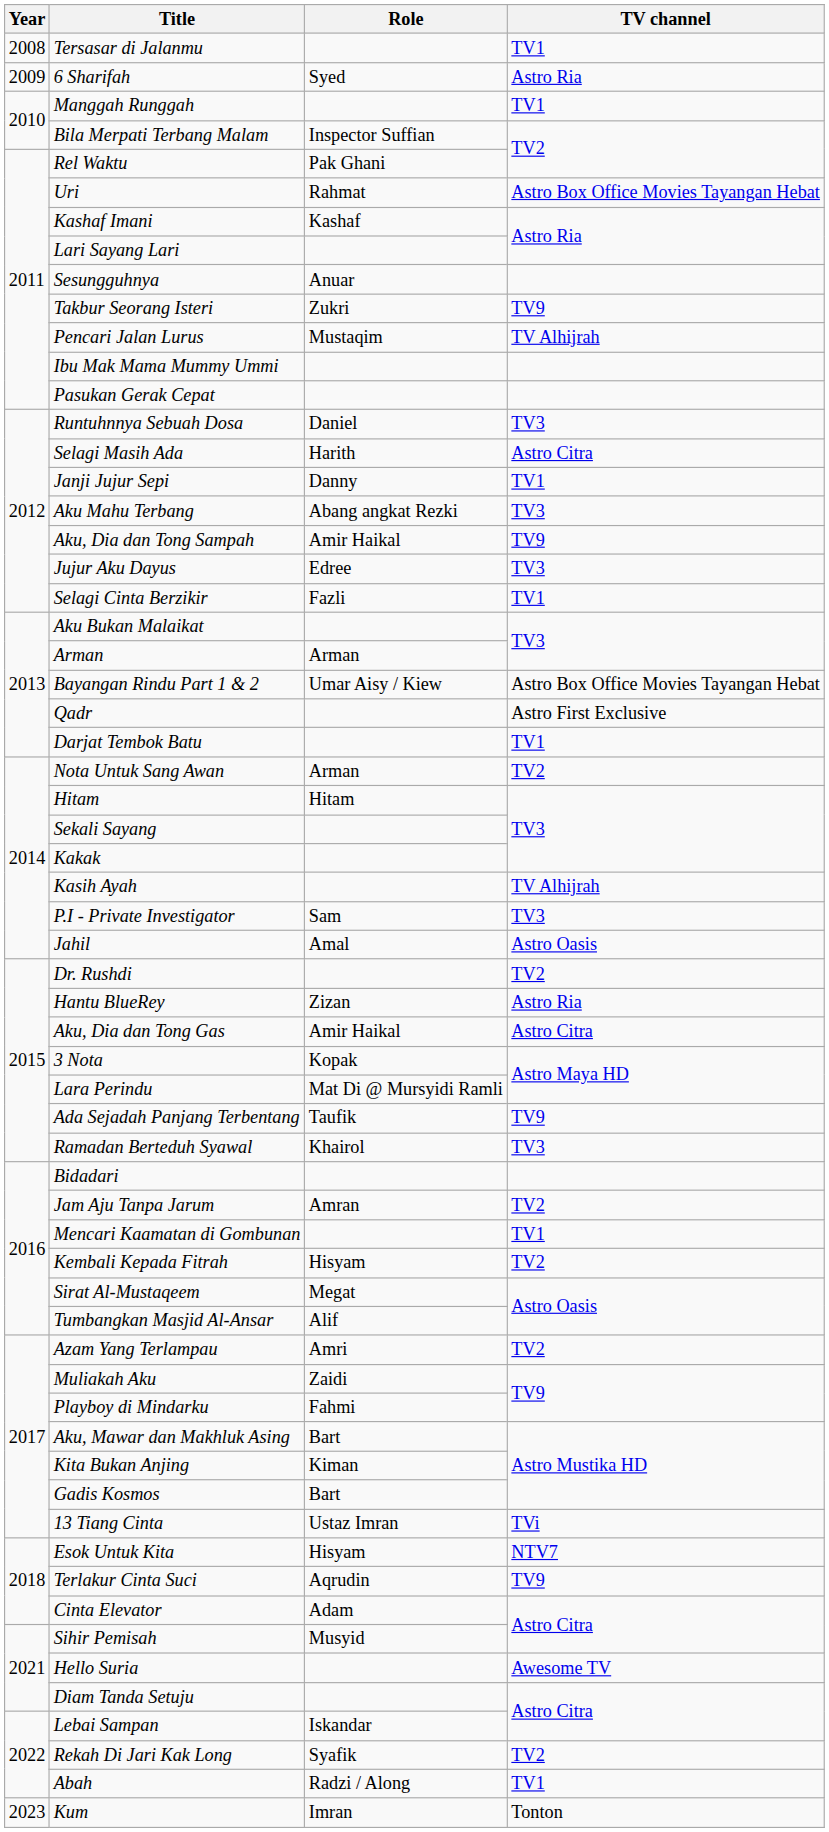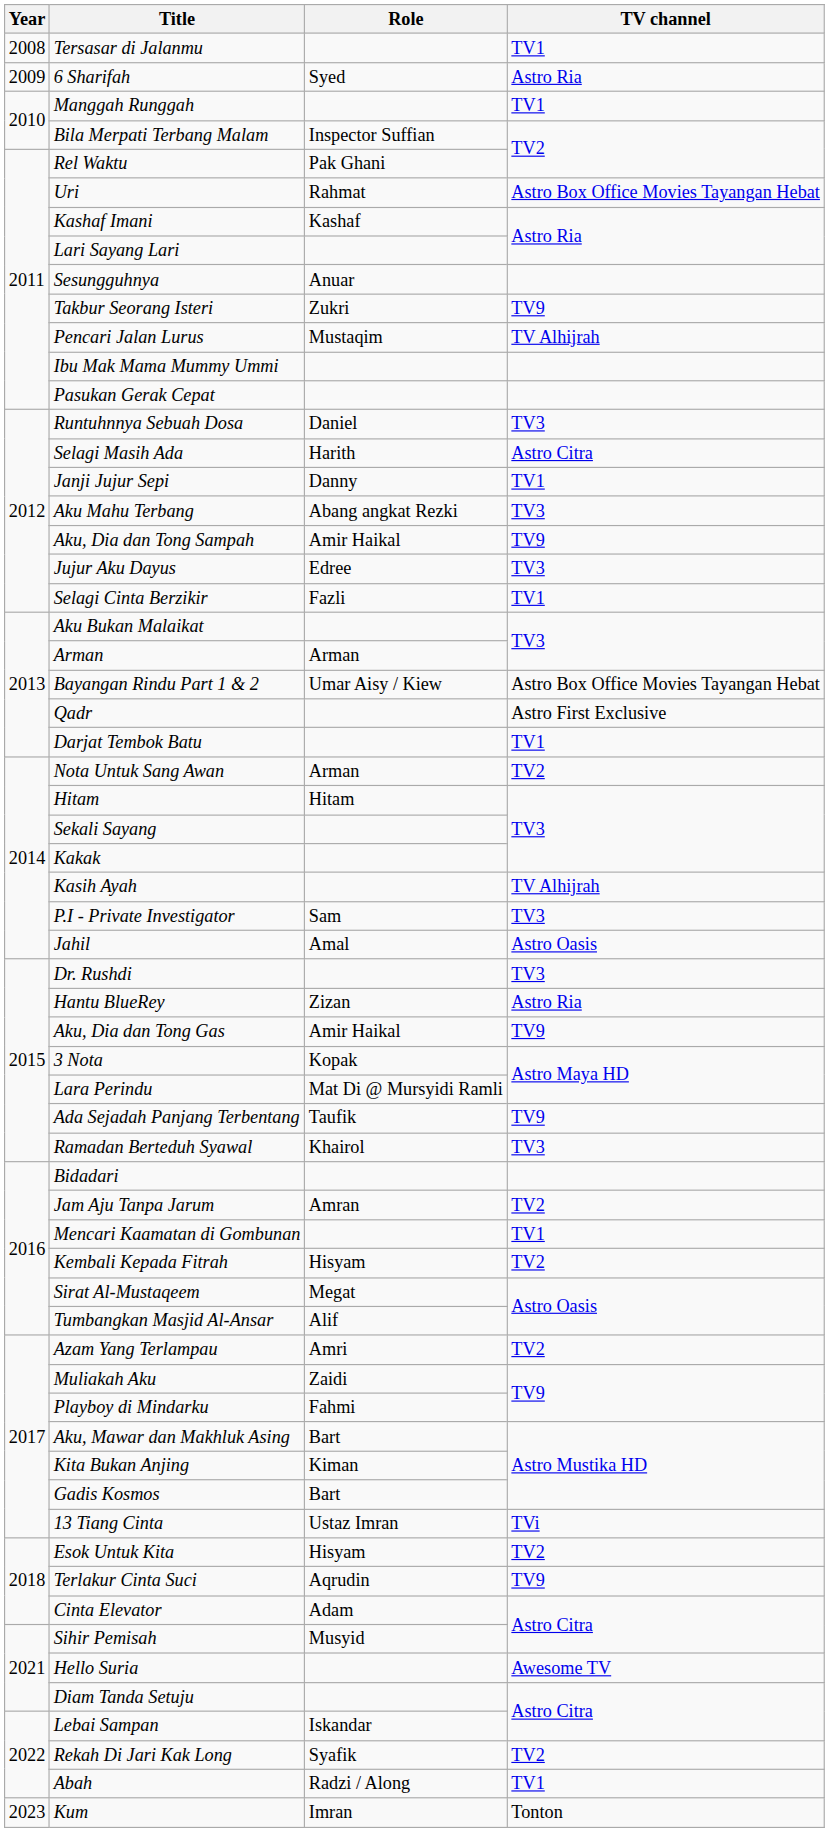(528, 973) TV2 -> (528, 973) TV3
(552, 1031) Astro Citra -> (528, 1031) TV9
(535, 1552) NTV7 -> (528, 1552) TV2
